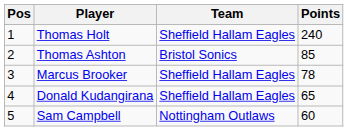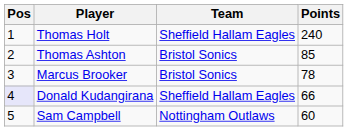(227, 75) Sheffield Hallam Eagles -> (198, 75) Bristol Sonics
(11, 95) no background -> (11, 95) lavender background
(308, 95) 65 -> (308, 95) 66
